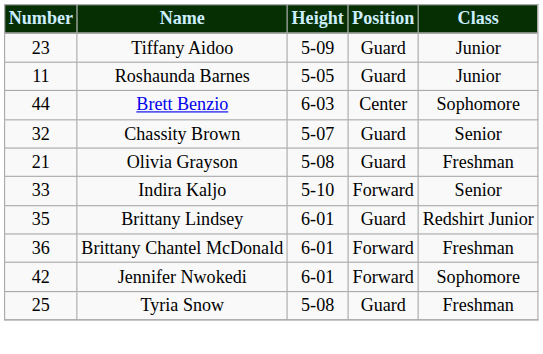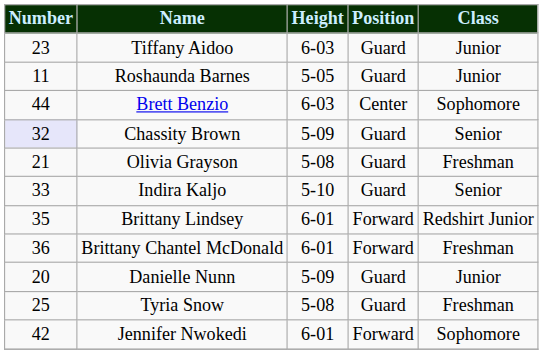(318, 47) 5-09 -> (318, 47) 6-03
(41, 133) no background -> (41, 133) lavender background
(318, 133) 5-07 -> (318, 133) 5-09
(383, 190) Forward -> (383, 190) Guard
(383, 219) Guard -> (383, 219) Forward
+ row: (182, 276)
rows swapped: (182, 276) <-> (182, 305)
